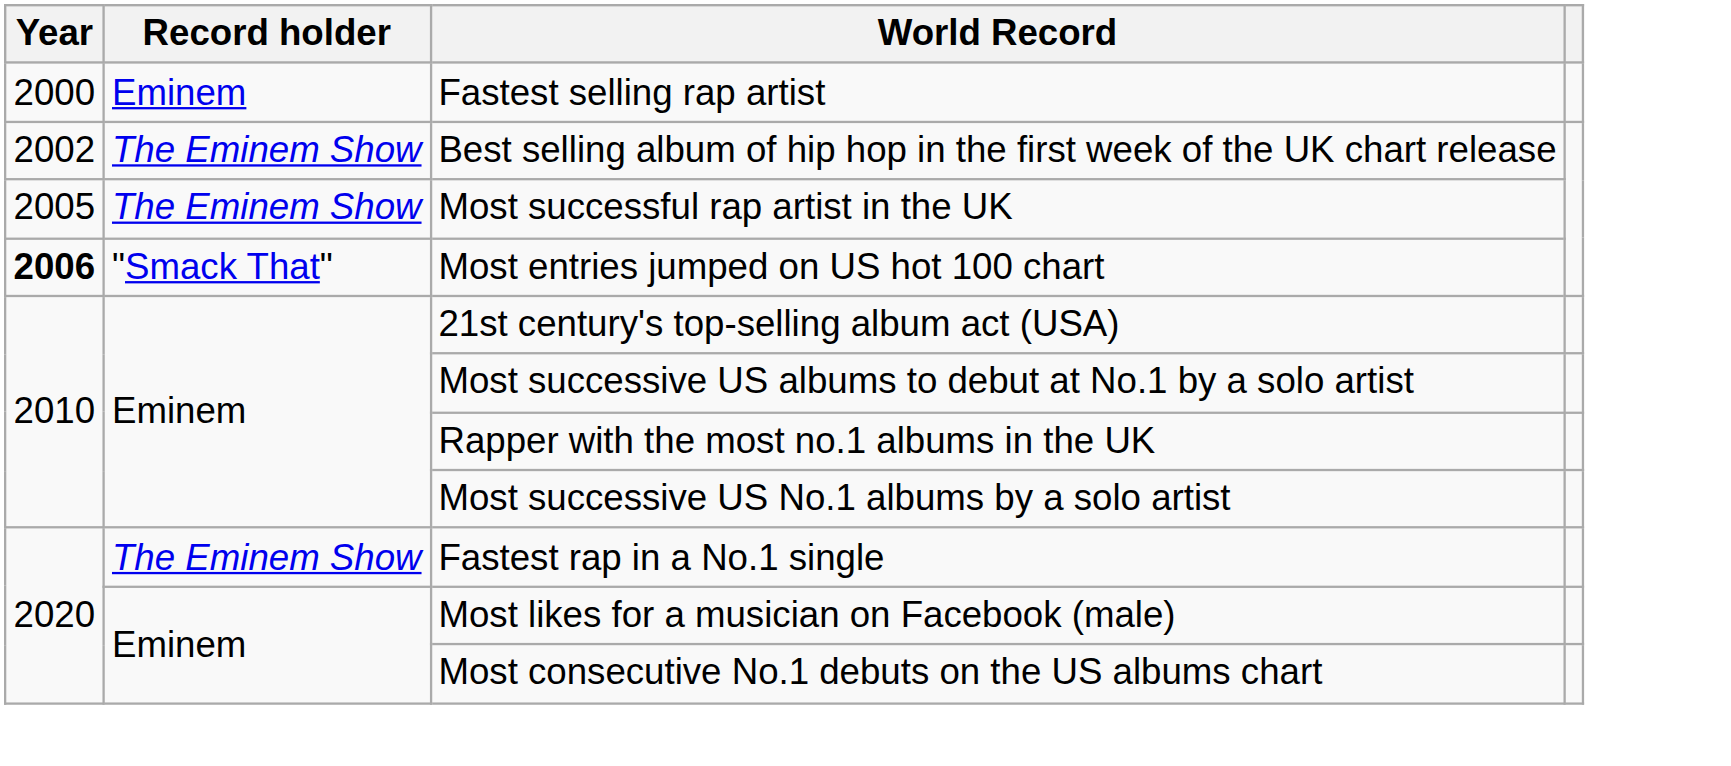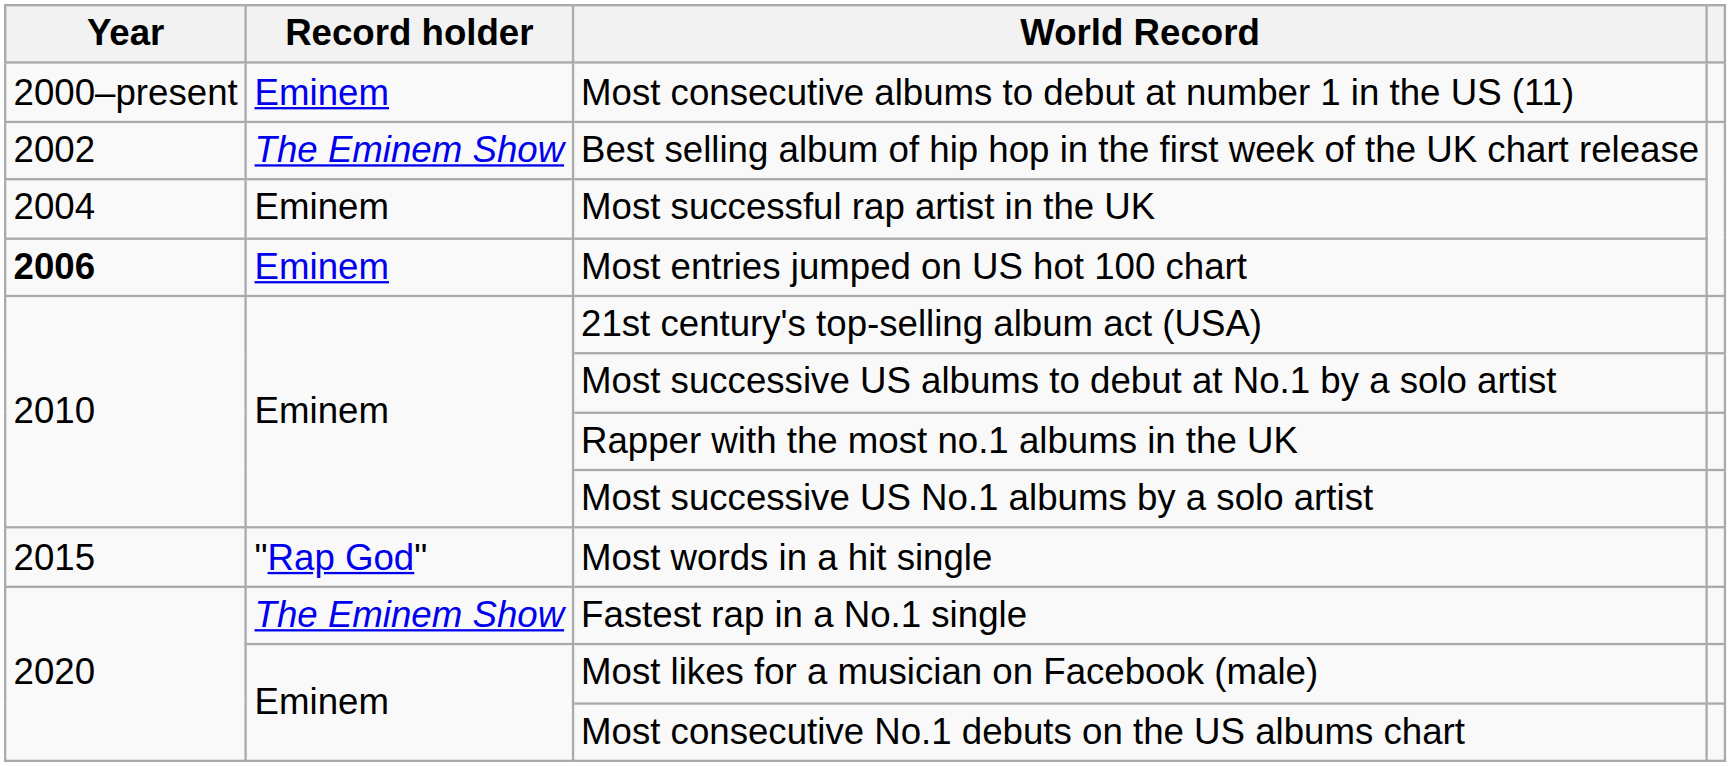- row: (632, 91)
+ row: (1078, 91)
(54, 207) 2005 -> (54, 207) 2004
(267, 207) The Eminem Show -> (322, 207) Eminem
(222, 265) "Smack That" -> (322, 265) Eminem
+ row: (787, 556)
